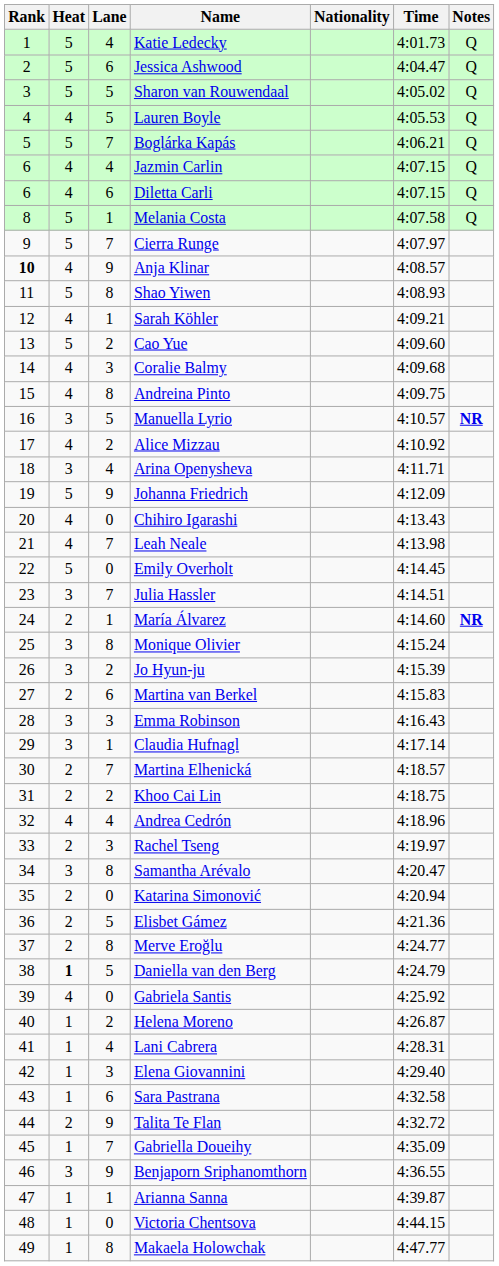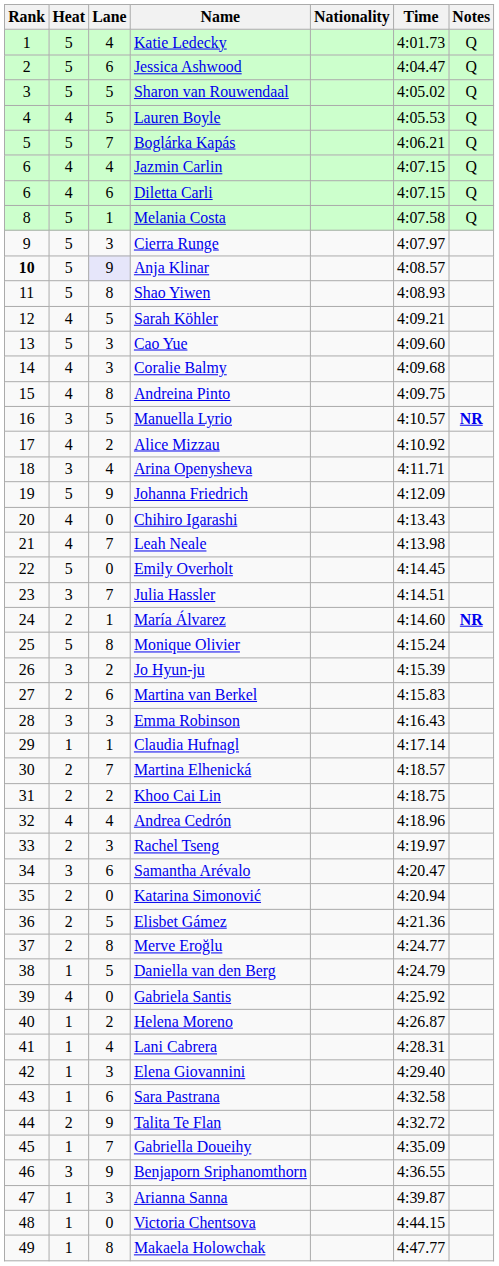(109, 243) 7 -> (109, 243) 3
(69, 268) 4 -> (69, 268) 5
(109, 268) no background -> (109, 268) lavender background
(109, 318) 1 -> (109, 318) 5
(109, 343) 2 -> (109, 343) 3
(69, 645) 3 -> (69, 645) 5
(69, 745) 3 -> (69, 745) 1
(109, 871) 8 -> (109, 871) 6
(69, 971) bold -> (69, 971) normal
(109, 1197) 1 -> (109, 1197) 3
